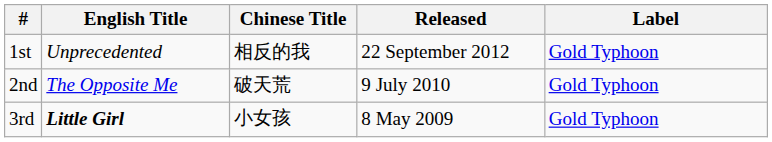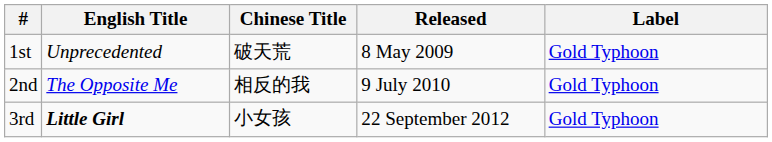(272, 50) 相反的我 -> (262, 50) 破天荒
(435, 51) 22 September 2012 -> (407, 51) 8 May 2009
(262, 84) 破天荒 -> (272, 84) 相反的我
(407, 119) 8 May 2009 -> (435, 119) 22 September 2012
